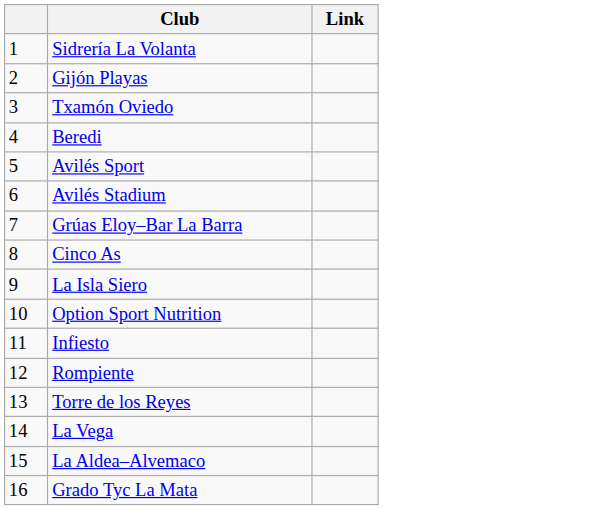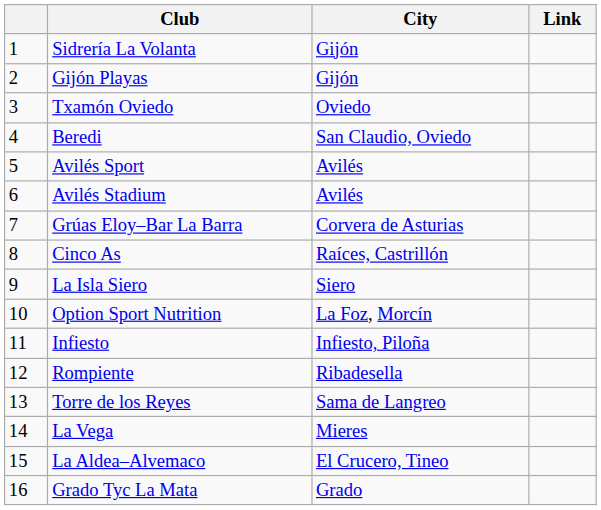+ column: (420, 19)
